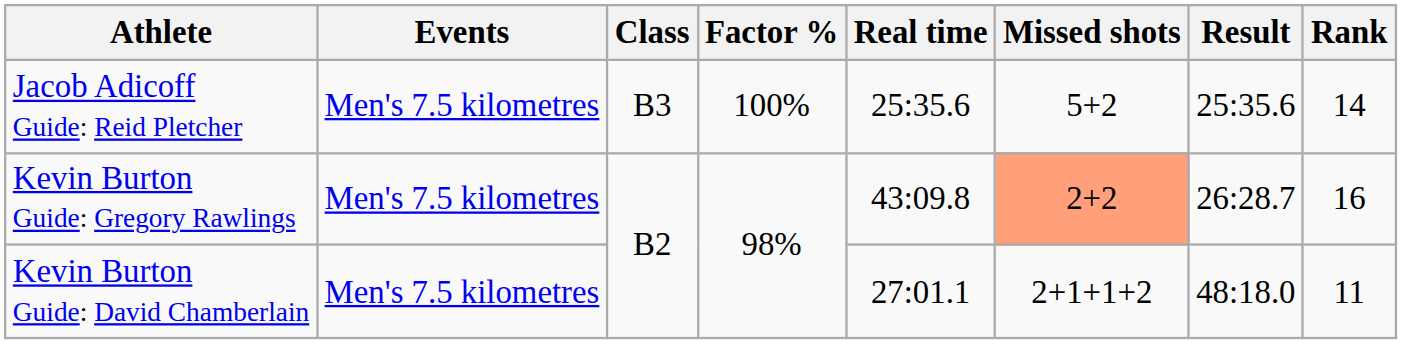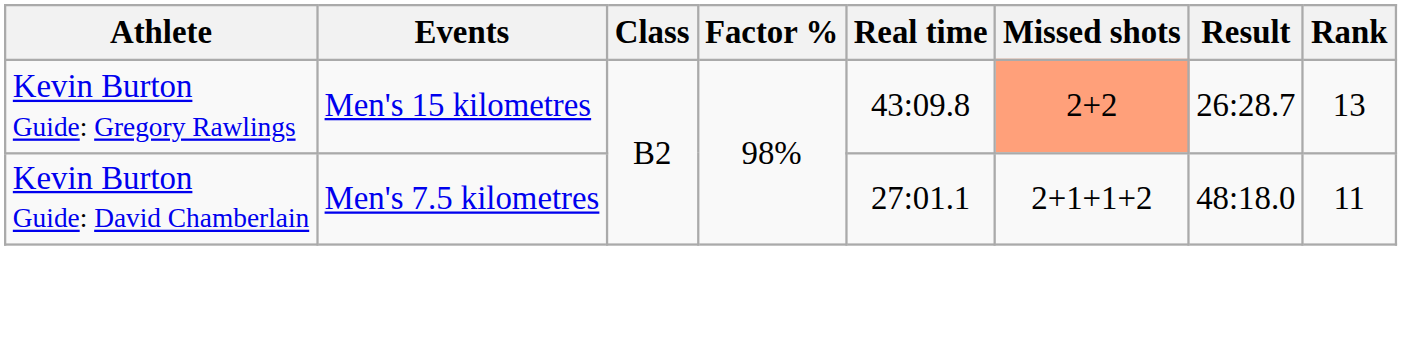- row: (128, 105)
(462, 198) Men's 7.5 kilometres -> (458, 105) Men's 15 kilometres
(1349, 198) 16 -> (1349, 105) 13
